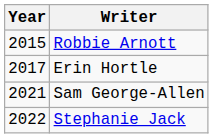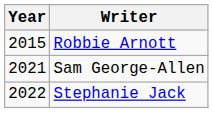- row: (106, 69)
